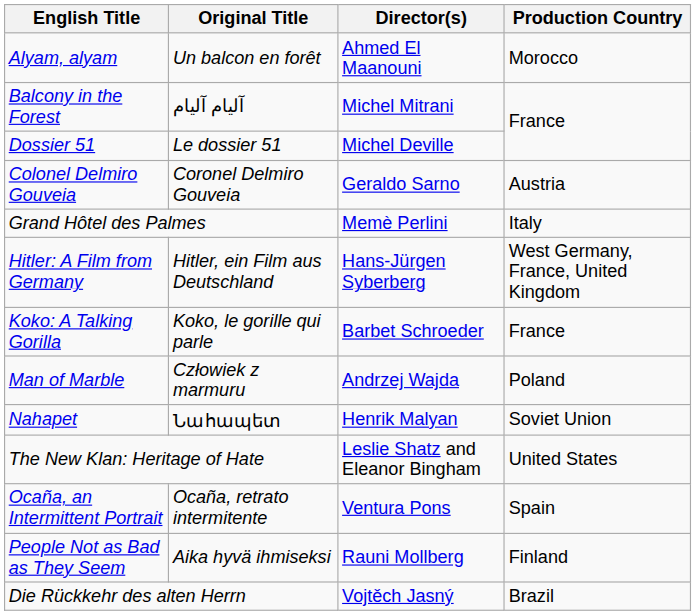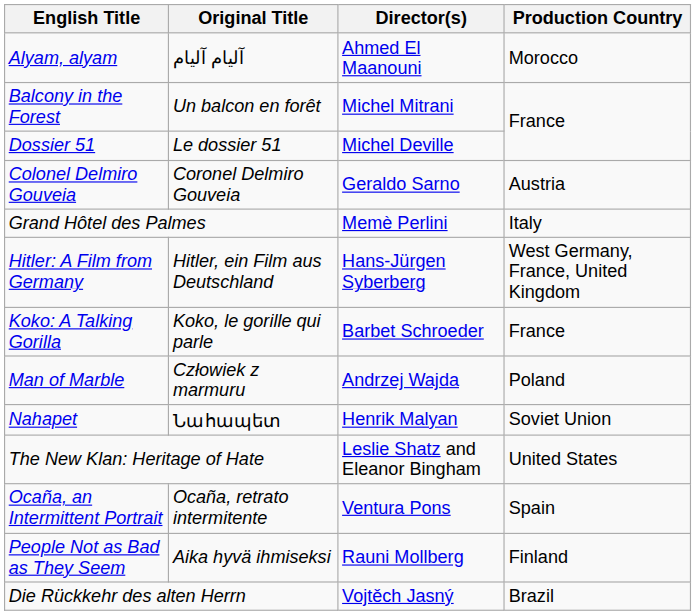(247, 57) Un balcon en forêt -> (208, 58) آليام آليام
(208, 107) آليام آليام -> (247, 106) Un balcon en forêt
